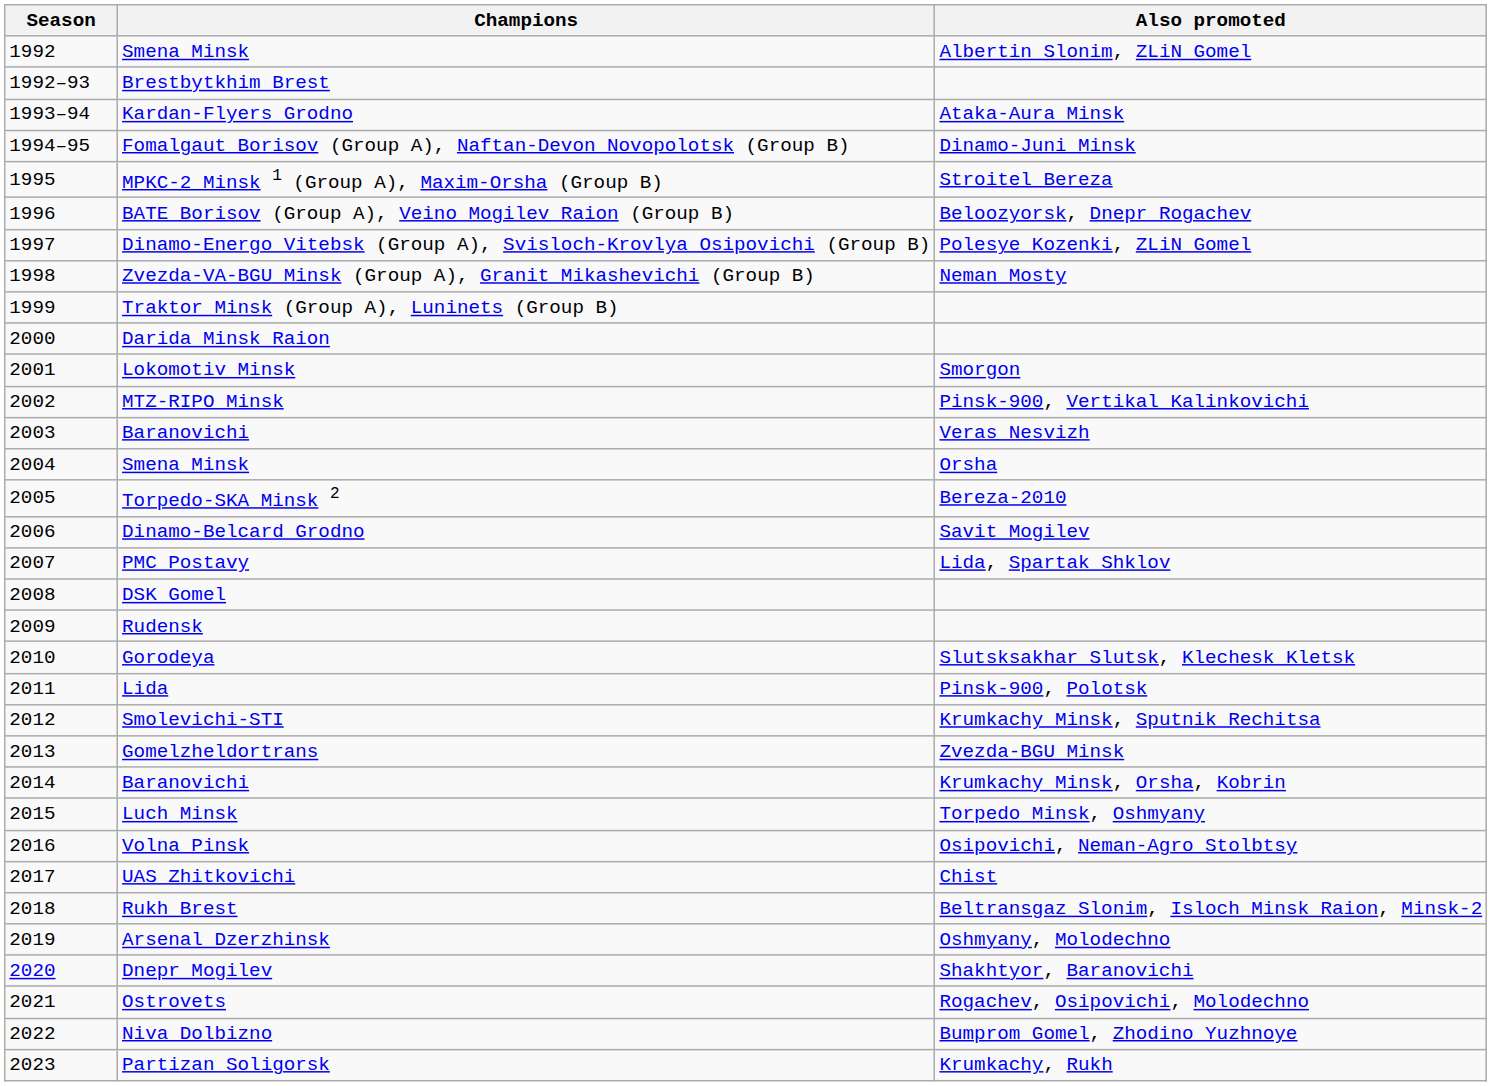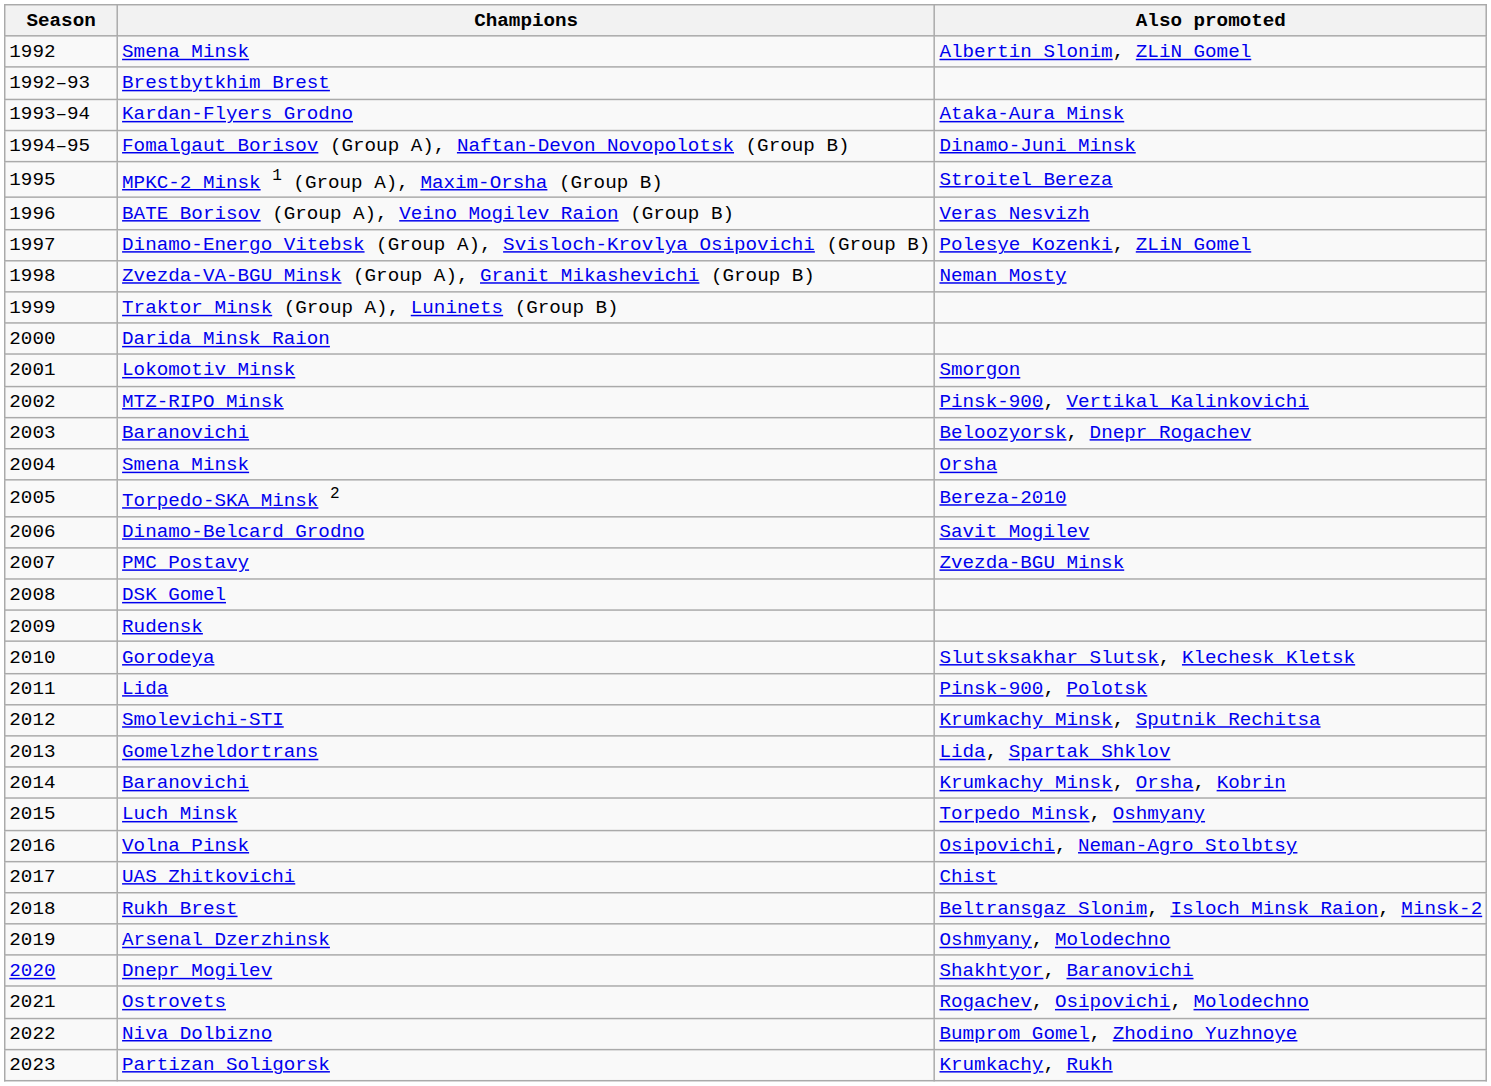(1095, 213) Beloozyorsk, Dnepr Rogachev -> (1015, 213) Veras Nesvizh
(1015, 433) Veras Nesvizh -> (1095, 433) Beloozyorsk, Dnepr Rogachev
(1055, 563) Lida, Spartak Shklov -> (1032, 563) Zvezda-BGU Minsk
(1032, 751) Zvezda-BGU Minsk -> (1055, 751) Lida, Spartak Shklov
